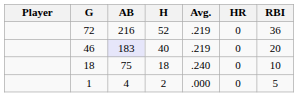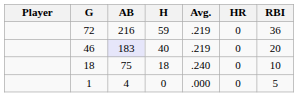(164, 30) 52 -> (164, 30) 59
(164, 83) 2 -> (164, 83) 0
